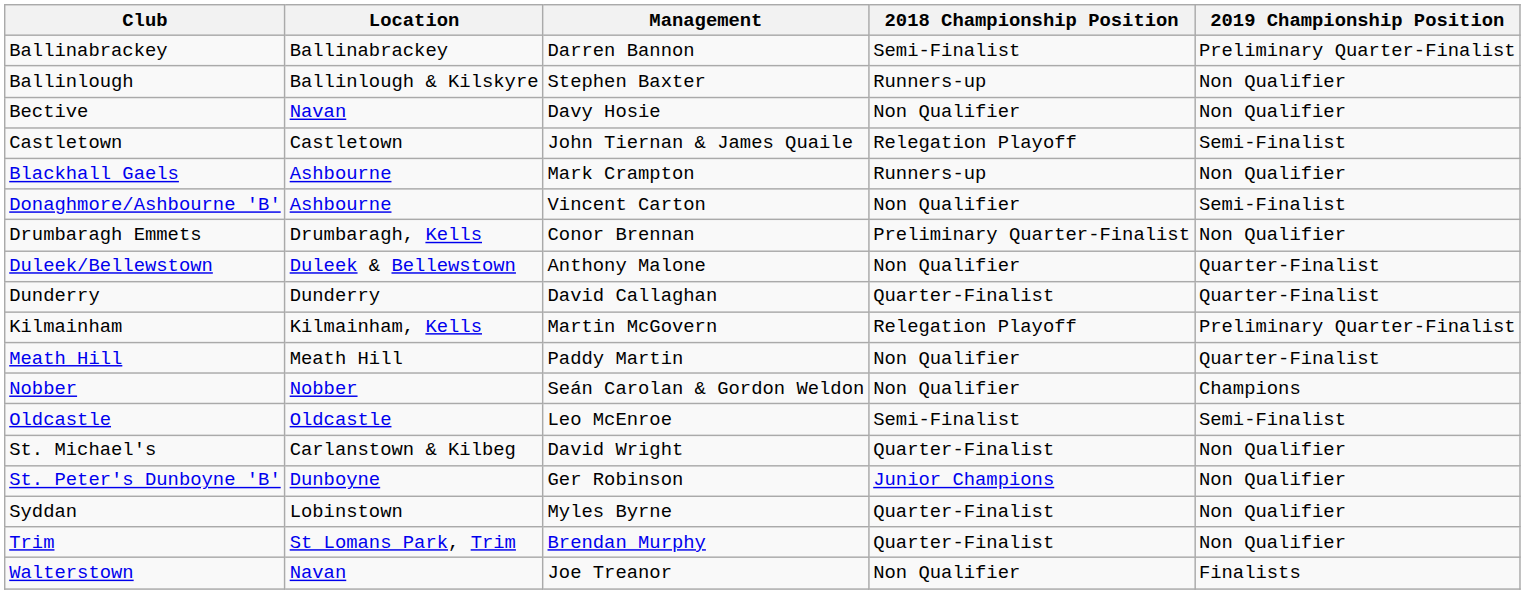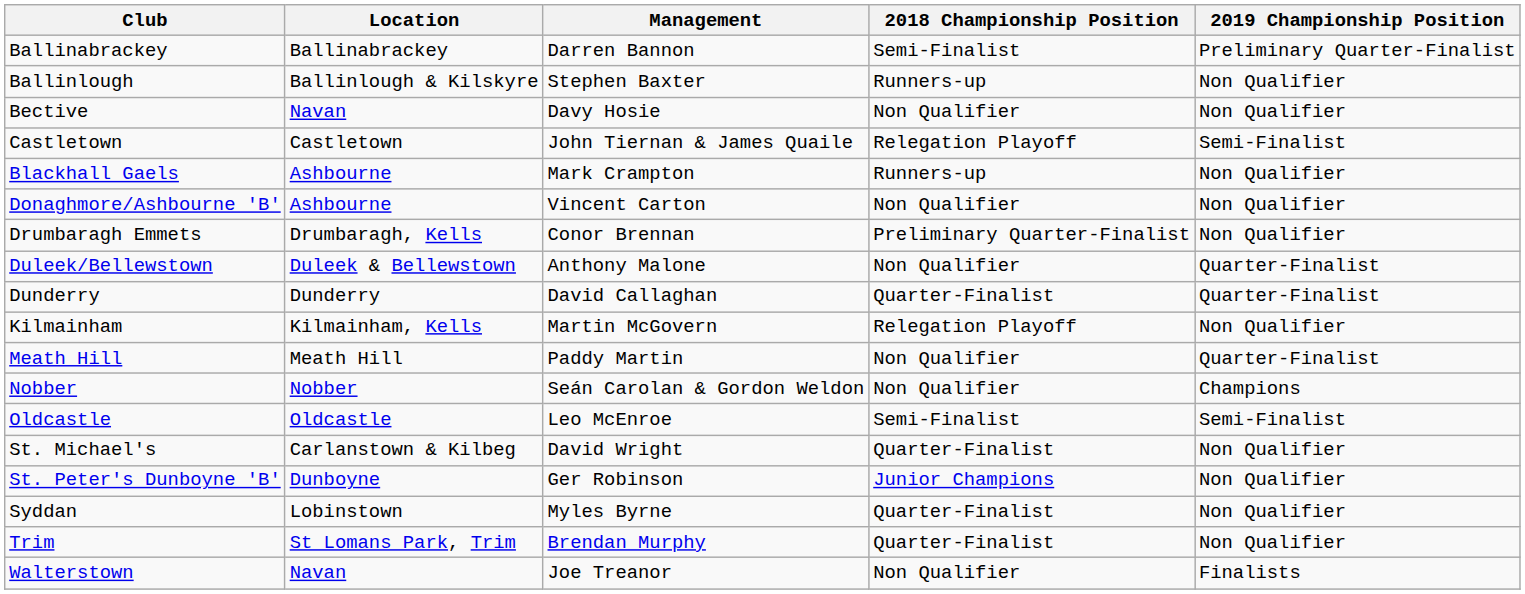(1272, 204) Semi-Finalist -> (1272, 204) Non Qualifier
(1357, 327) Preliminary Quarter-Finalist -> (1272, 327) Non Qualifier
